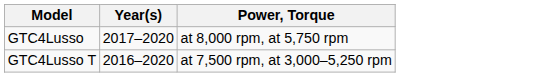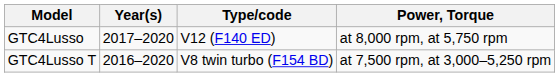+ column: (257, 15)
